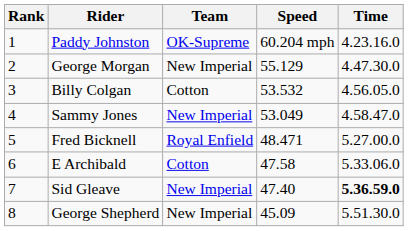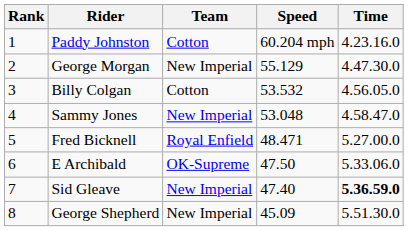(208, 41) OK-Supreme -> (188, 41) Cotton
(282, 115) 53.049 -> (282, 115) 53.048
(188, 164) Cotton -> (208, 164) OK-Supreme
(278, 164) 47.58 -> (278, 164) 47.50
